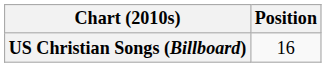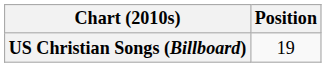(286, 47) 16 -> (286, 47) 19
